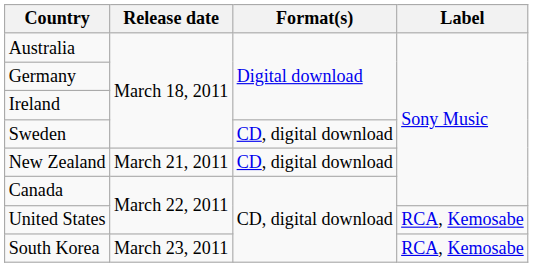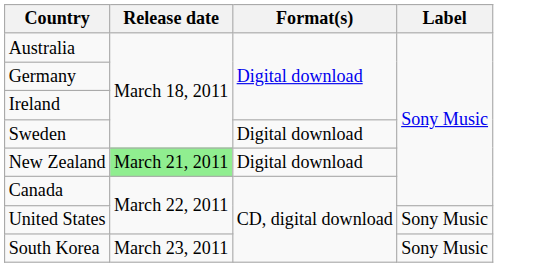(315, 133) CD, digital download -> (300, 133) Digital download
(171, 162) no background -> (171, 162) lightgreen background
(315, 162) CD, digital download -> (300, 162) Digital download
(462, 219) RCA, Kemosabe -> (445, 219) Sony Music
(462, 248) RCA, Kemosabe -> (445, 248) Sony Music
